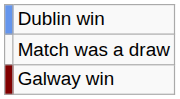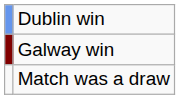rows swapped: (66, 79) <-> (94, 49)
